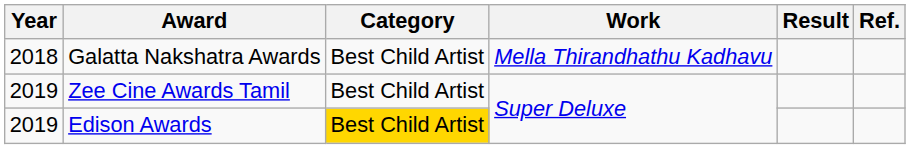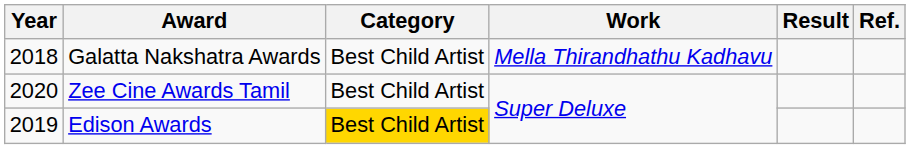(34, 90) 2019 -> (34, 90) 2020
